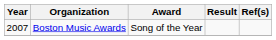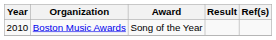(17, 27) 2007 -> (17, 27) 2010
